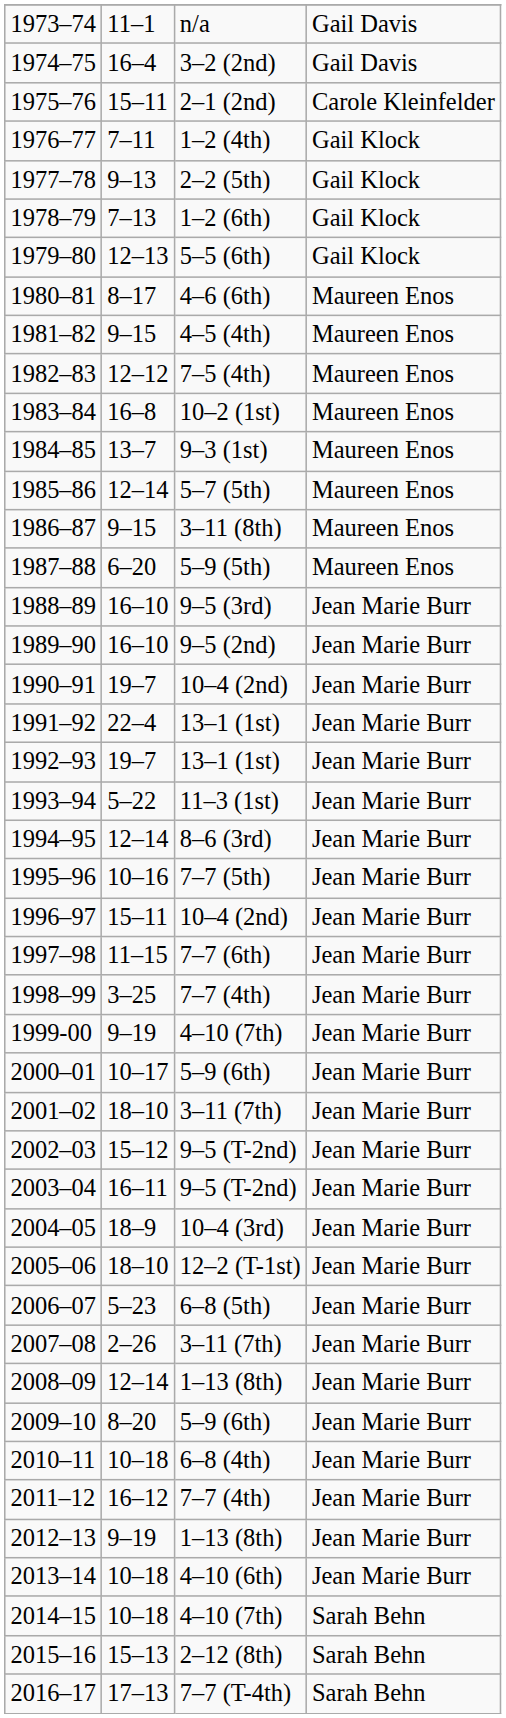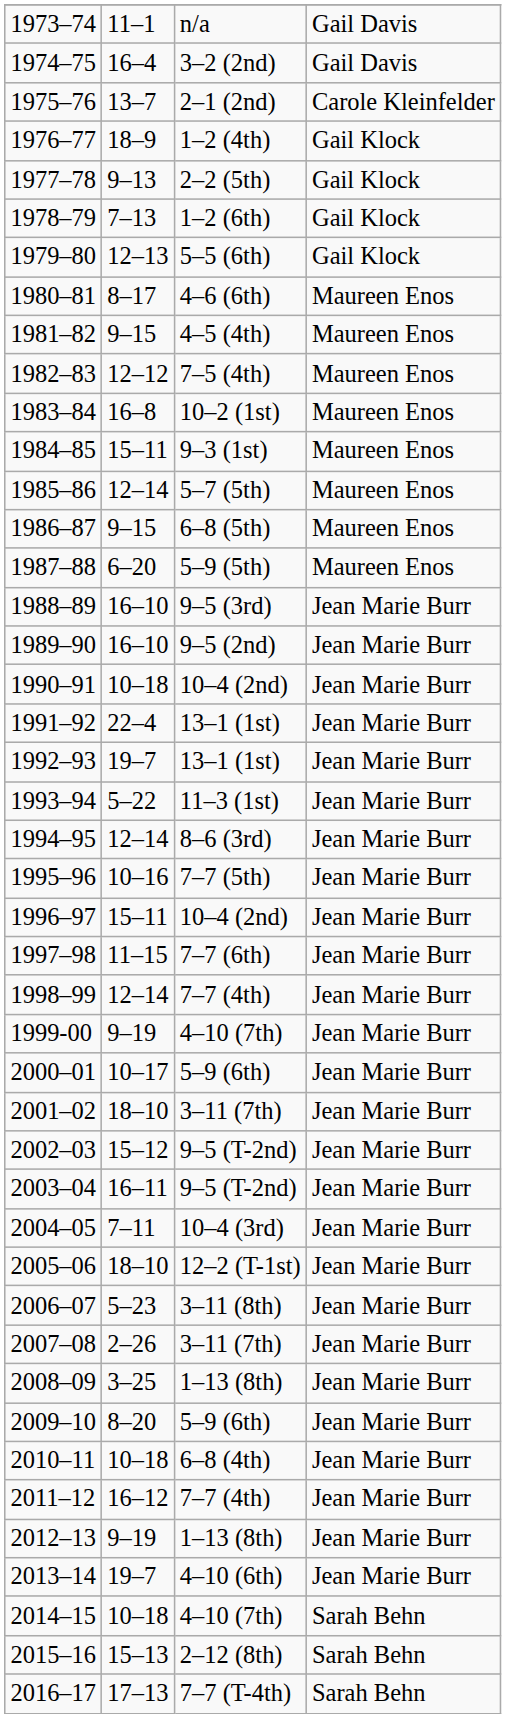(138, 101) 15–11 -> (132, 101) 13–7
(131, 140) 7–11 -> (132, 140) 18–9
(132, 450) 13–7 -> (138, 450) 15–11
(231, 528) 3–11 (8th) -> (225, 528) 6–8 (5th)
(132, 683) 19–7 -> (138, 683) 10–18
(132, 994) 3–25 -> (138, 994) 12–14
(132, 1227) 18–9 -> (131, 1227) 7–11
(225, 1305) 6–8 (5th) -> (231, 1305) 3–11 (8th)
(138, 1382) 12–14 -> (132, 1382) 3–25
(138, 1576) 10–18 -> (132, 1576) 19–7
